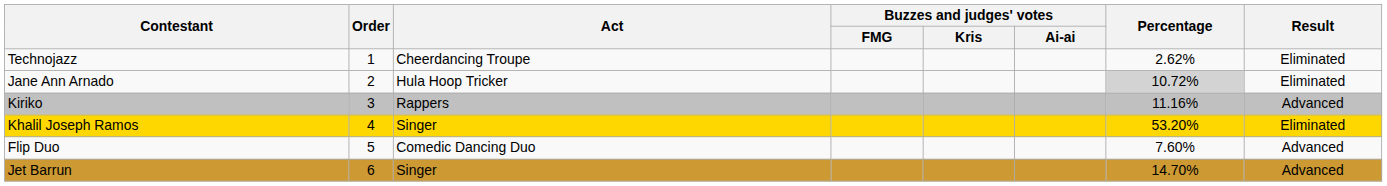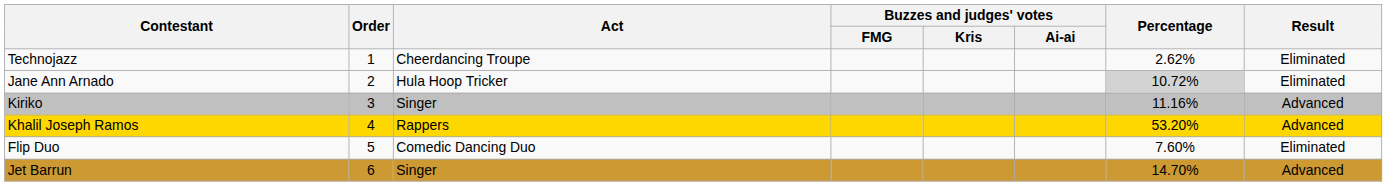(423, 103) Rappers -> (416, 103) Singer
(416, 125) Singer -> (423, 125) Rappers
(1313, 125) Eliminated -> (1313, 125) Advanced
(1313, 147) Advanced -> (1313, 147) Eliminated
